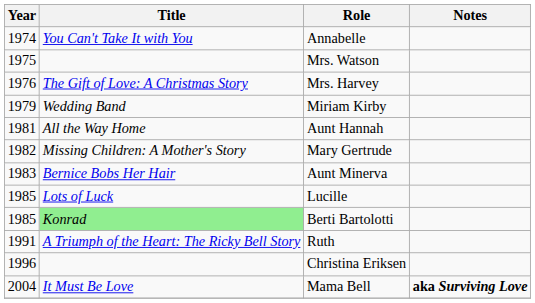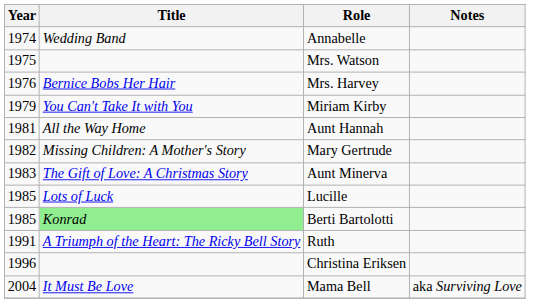(118, 38) You Can't Take It with You -> (84, 38) Wedding Band
(145, 83) The Gift of Love: A Christmas Story -> (109, 83) Bernice Bobs Her Hair
(84, 106) Wedding Band -> (118, 106) You Can't Take It with You
(109, 173) Bernice Bobs Her Hair -> (145, 173) The Gift of Love: A Christmas Story
(470, 286) bold -> (467, 286) normal
